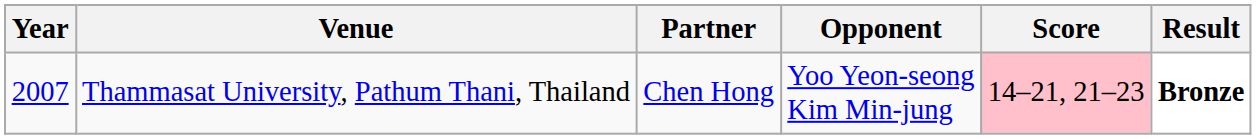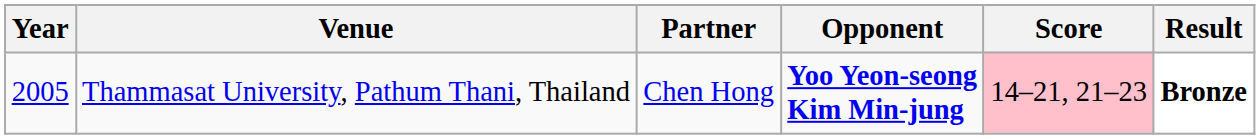(40, 92) 2007 -> (40, 92) 2005
(881, 92) normal -> (882, 92) bold
